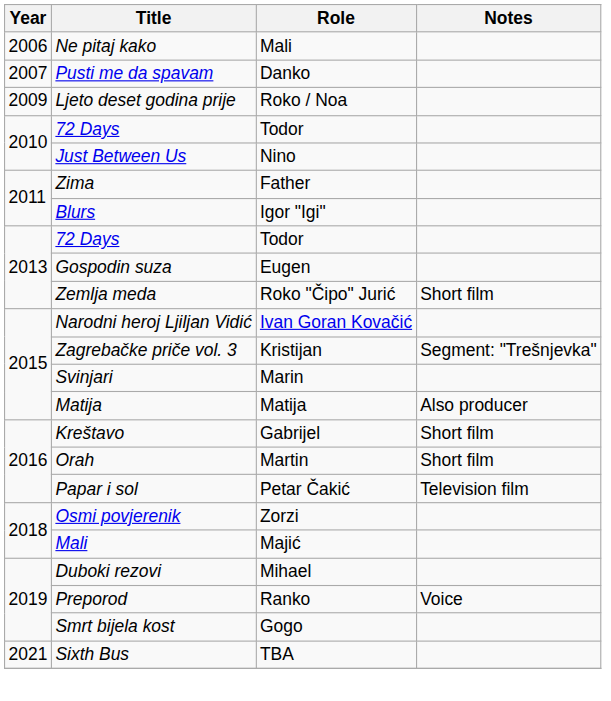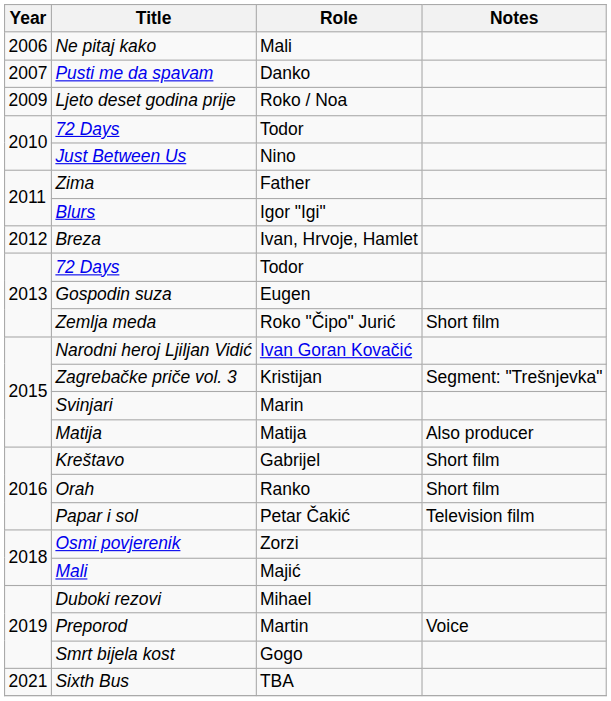+ row: (28, 239)
(284, 460) Martin -> (285, 488) Ranko
(285, 599) Ranko -> (284, 626) Martin
